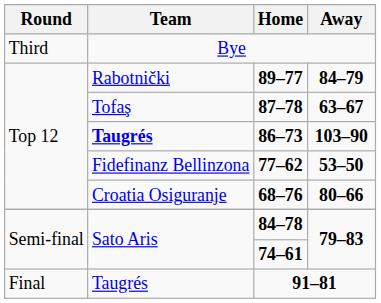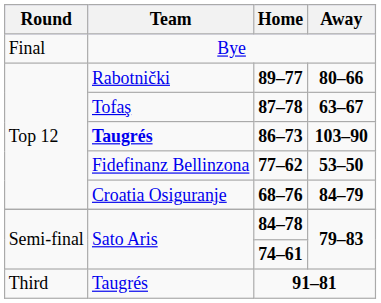(28, 48) Third -> (27, 48) Final
(341, 77) 84–79 -> (341, 77) 80–66
(341, 195) 80–66 -> (341, 195) 84–79
(27, 283) Final -> (28, 283) Third
